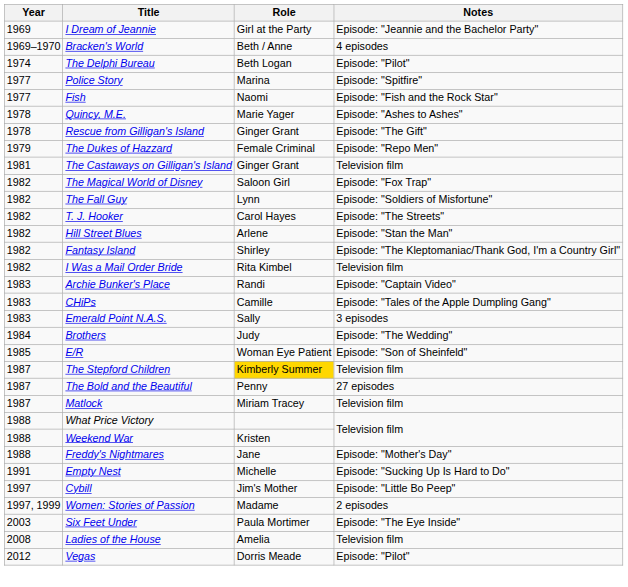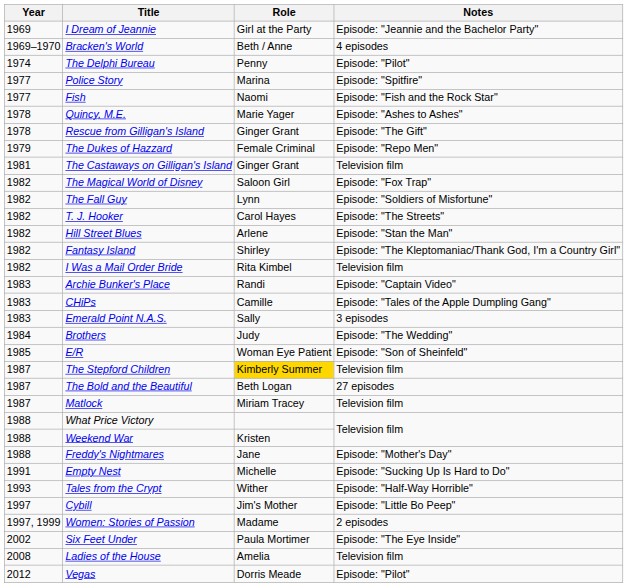(264, 64) Beth Logan -> (252, 64) Penny
(252, 387) Penny -> (264, 387) Beth Logan
+ row: (113, 489)
(19, 523) 2003 -> (19, 540) 2002
